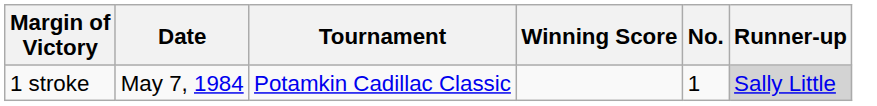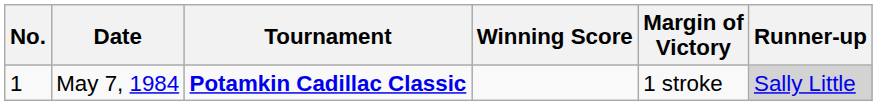columns swapped: (706, 35) <-> (60, 35)
(382, 83) normal -> (328, 83) bold
